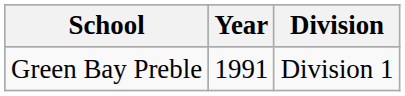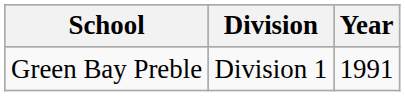columns swapped: (241, 25) <-> (337, 25)
